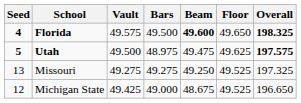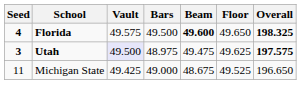(18, 51) 5 -> (18, 51) 3
(125, 51) no background -> (125, 51) lavender background
- row: (55, 70)
(18, 89) 12 -> (18, 70) 11
